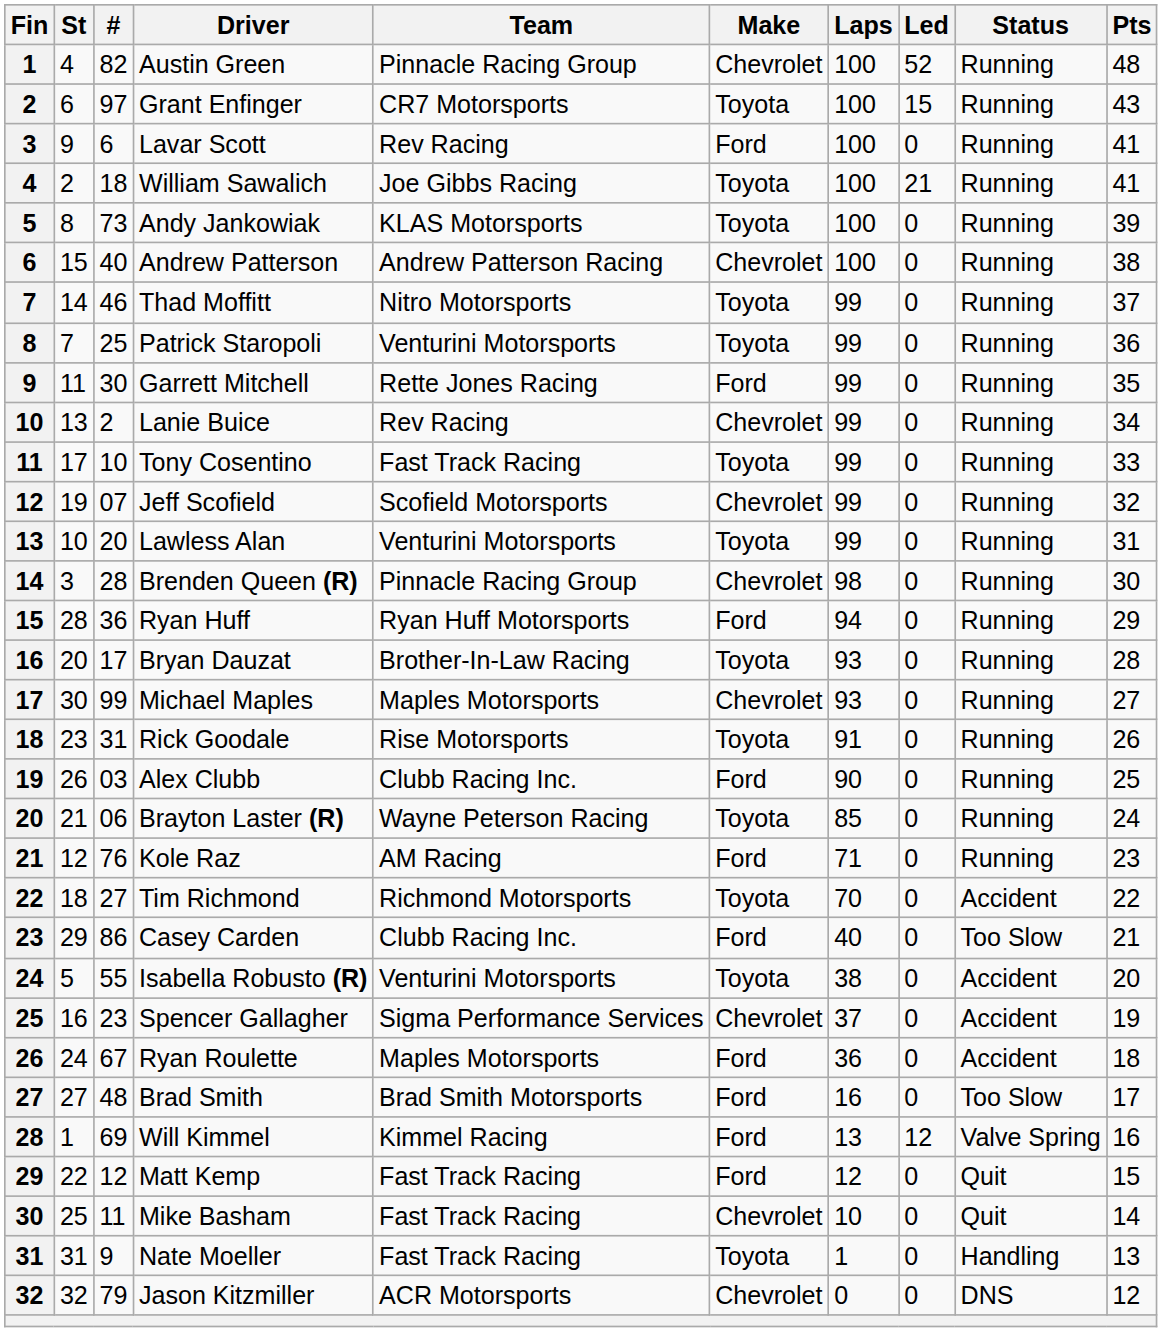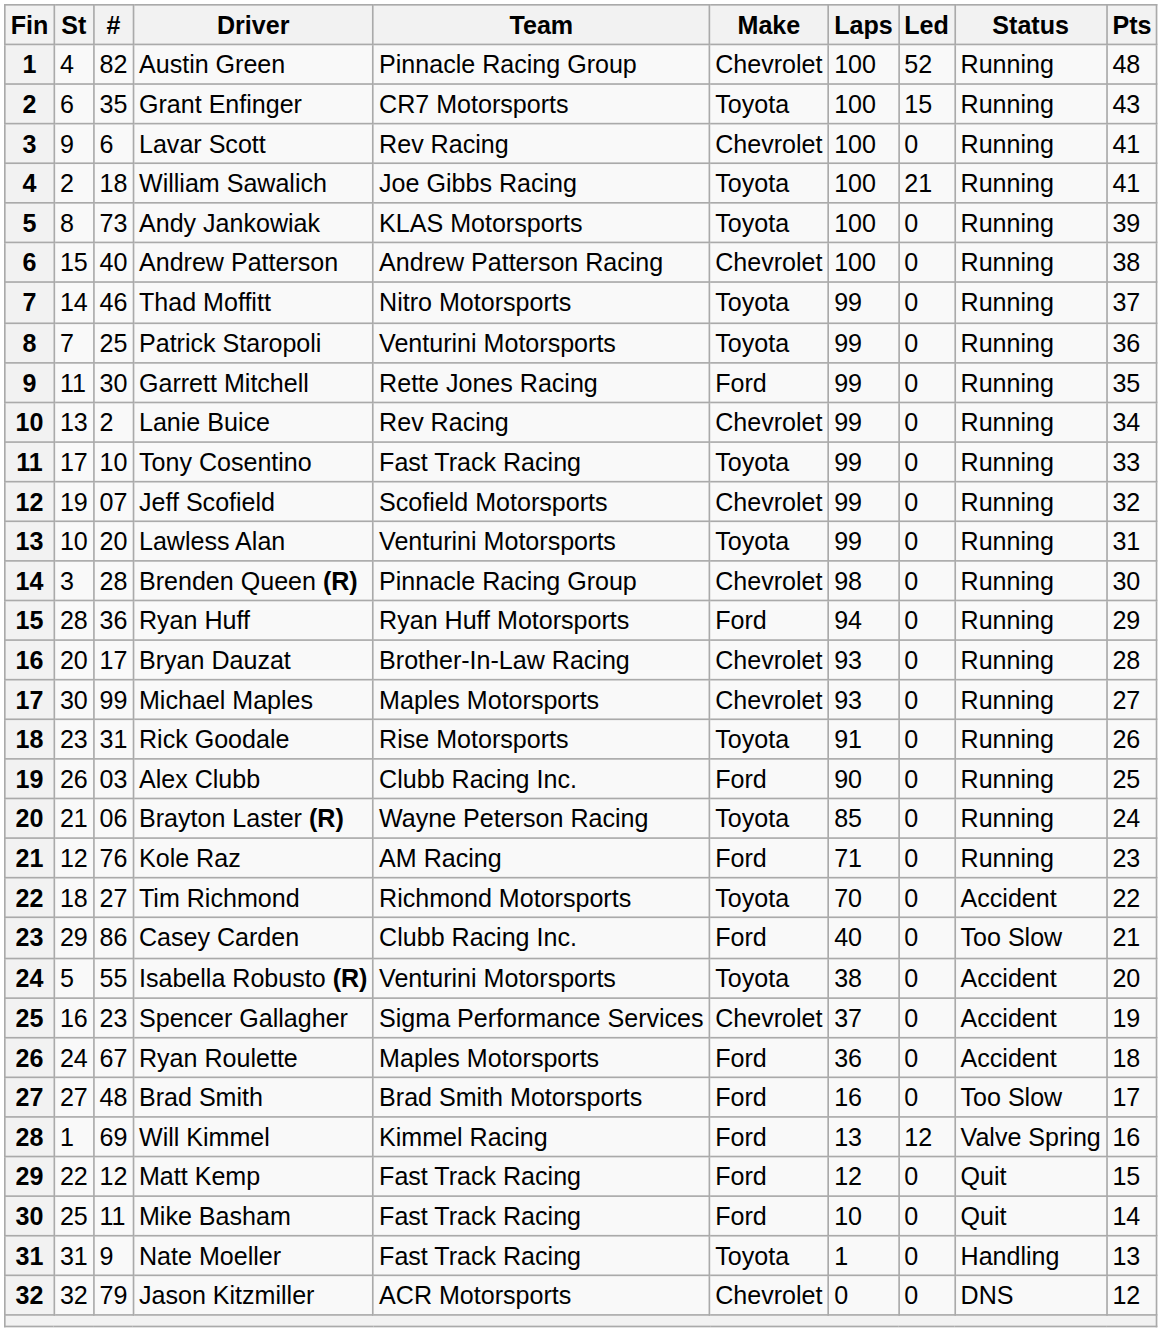(113, 104) 97 -> (113, 104) 35
(741, 144) Ford -> (769, 144) Chevrolet
(752, 660) Toyota -> (769, 660) Chevrolet
(769, 1216) Chevrolet -> (741, 1216) Ford
